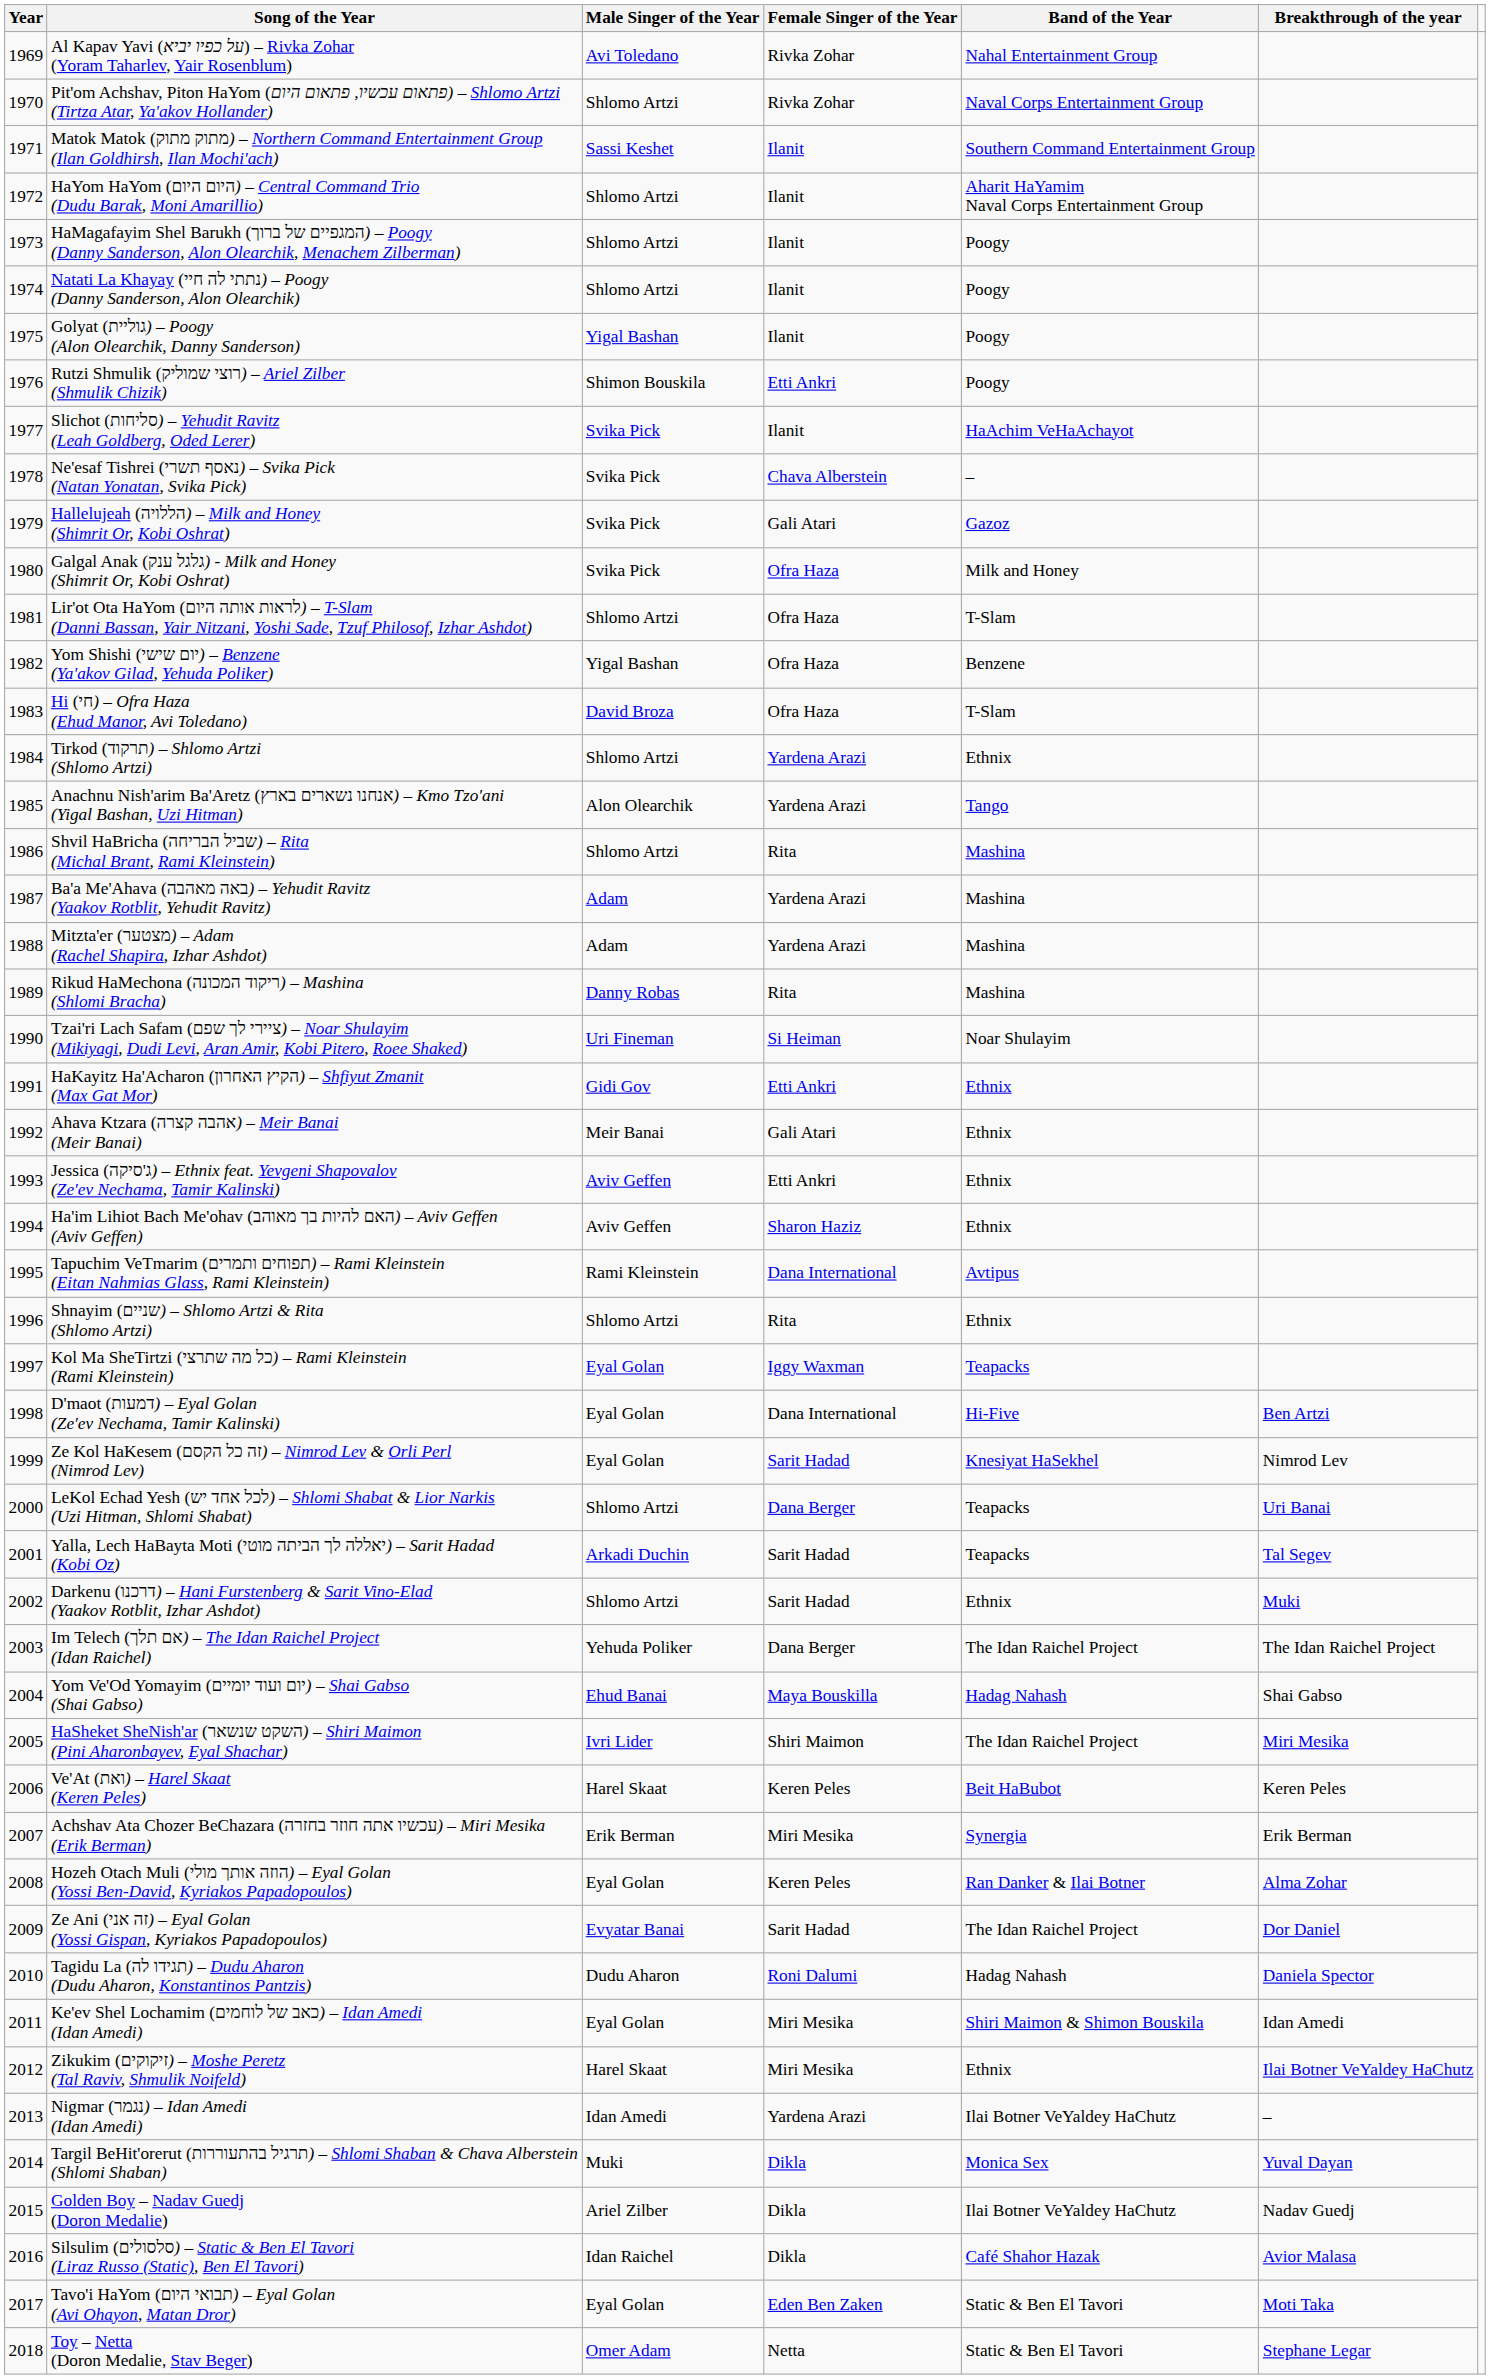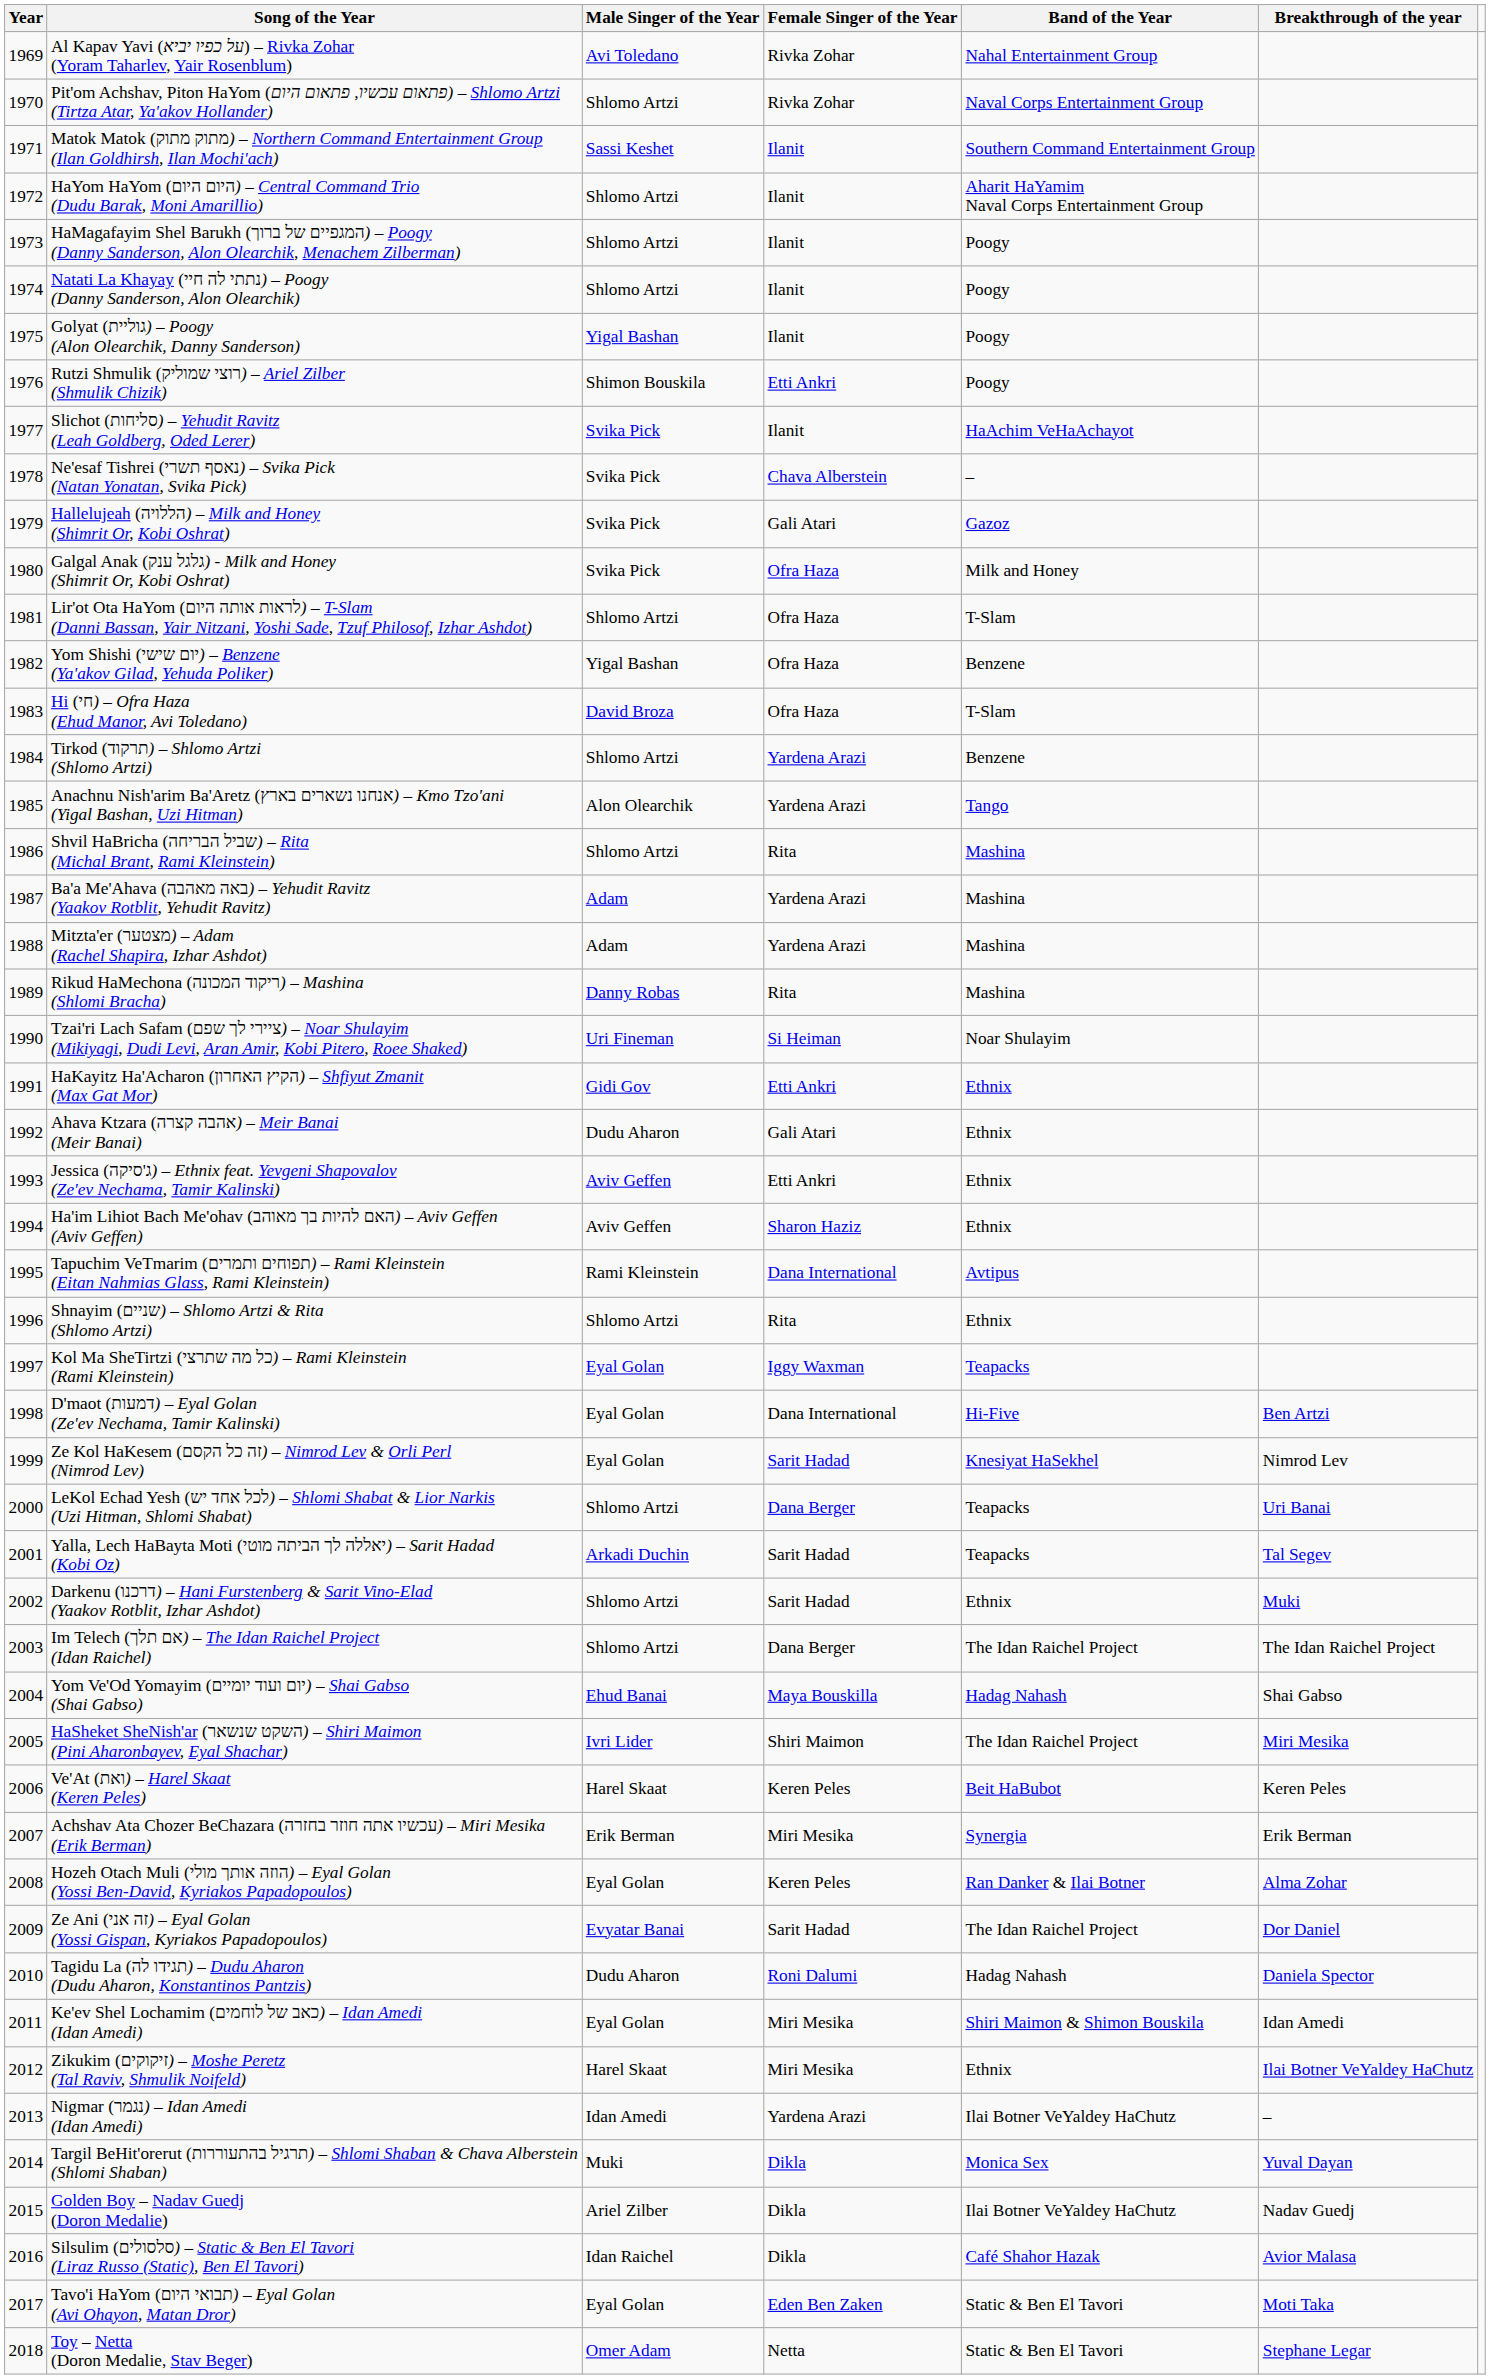(989, 758) Ethnix -> (995, 758) Benzene
(625, 1132) Meir Banai -> (633, 1132) Dudu Aharon
(639, 1648) Yehuda Poliker -> (632, 1648) Shlomo Artzi
